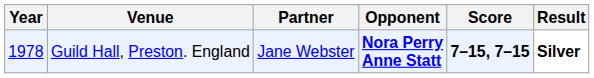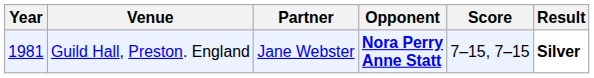(26, 51) 1978 -> (26, 51) 1981
(490, 51) bold -> (490, 51) normal
